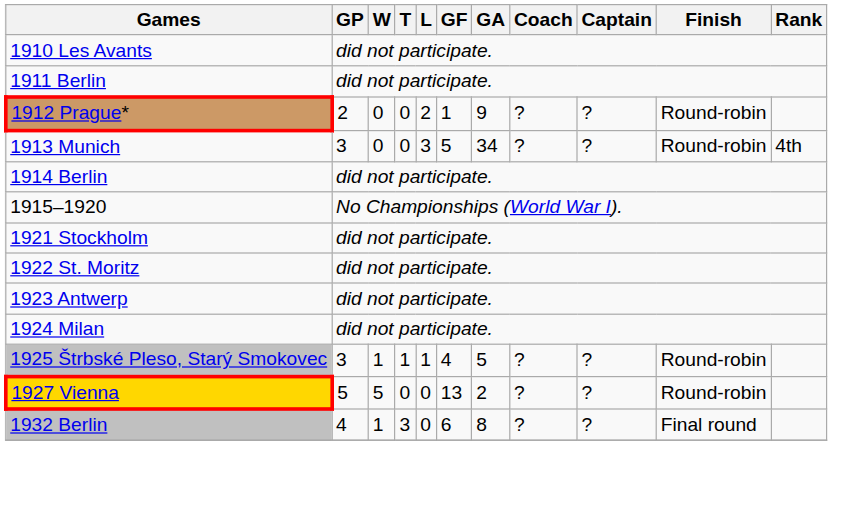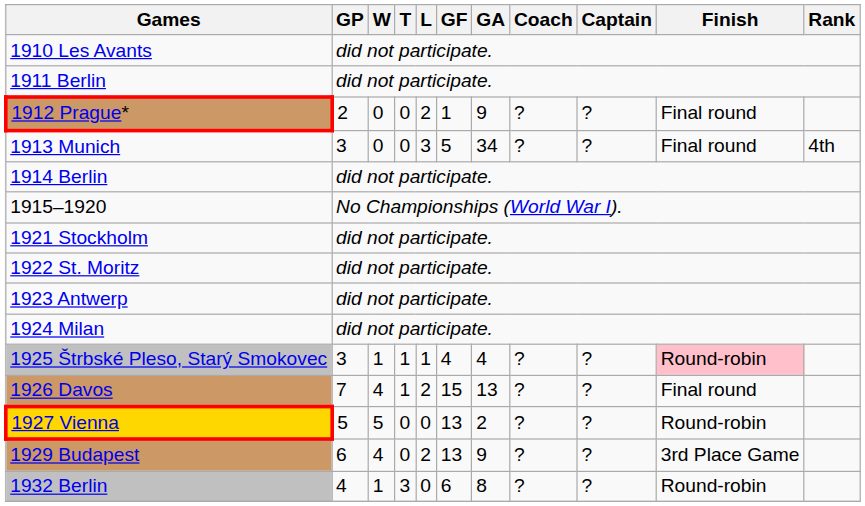(714, 113) Round-robin -> (709, 113) Final round
(714, 145) Round-robin -> (709, 145) Final round
(482, 360) 5 -> (482, 359) 4
(714, 360) no background -> (714, 359) pink background
+ row: (61, 389)
+ row: (75, 455)
(709, 424) Final round -> (714, 486) Round-robin
